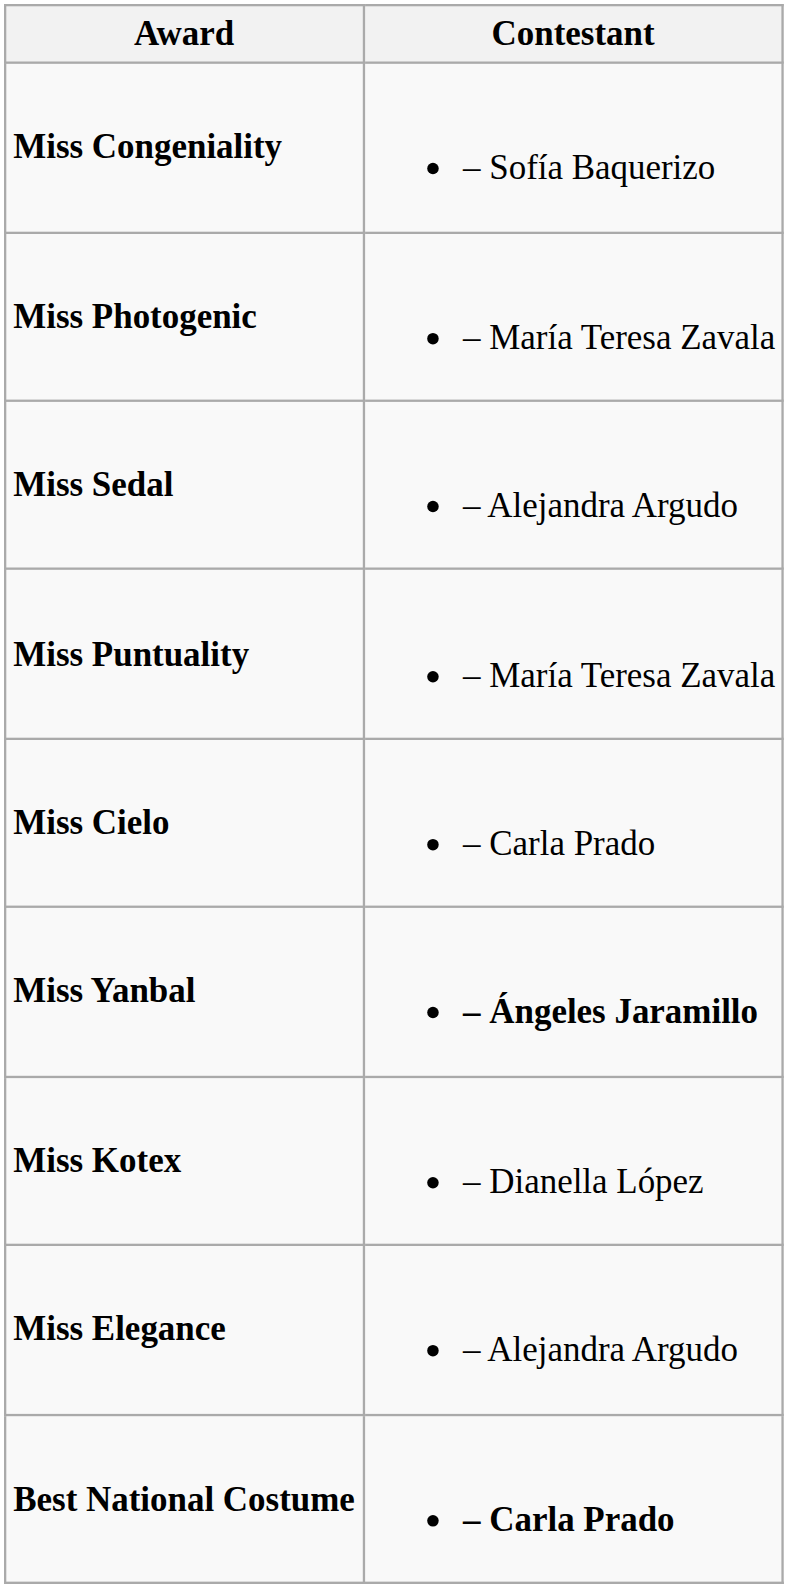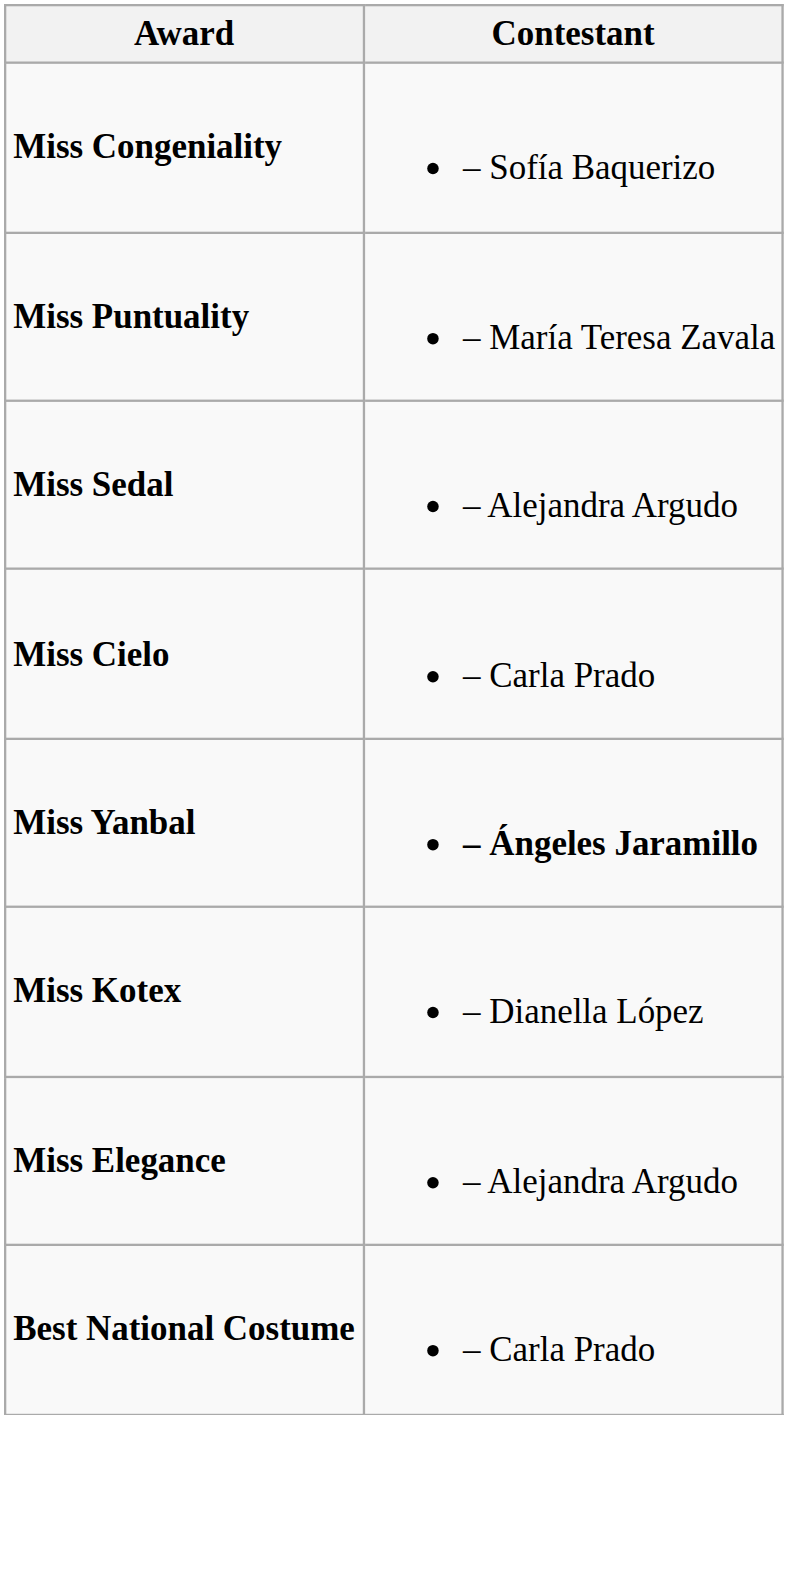- row: (135, 315)
rows swapped: (93, 484) <-> (131, 653)
(573, 1519) bold -> (573, 1350) normal
